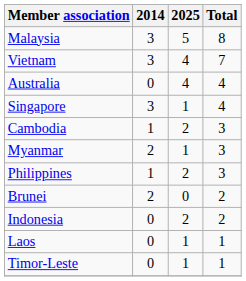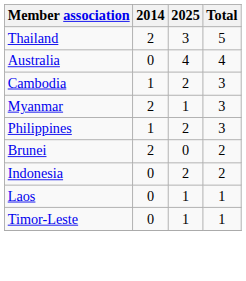- row: (34, 38)
- row: (32, 60)
+ row: (33, 38)
- row: (37, 106)
